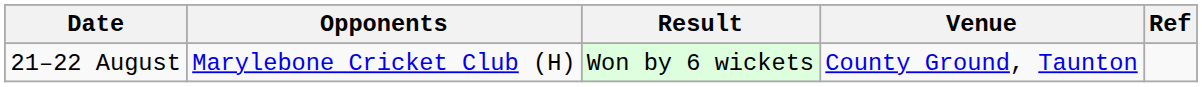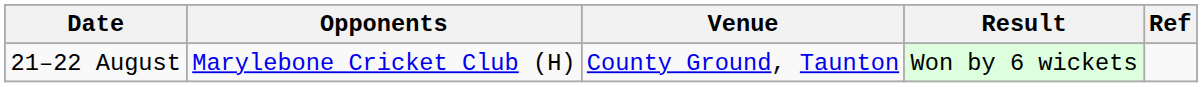columns swapped: (981, 24) <-> (700, 24)
